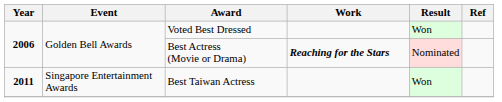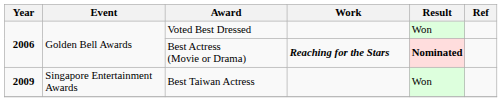(436, 53) normal -> (437, 53) bold
(24, 82) 2011 -> (24, 82) 2009
